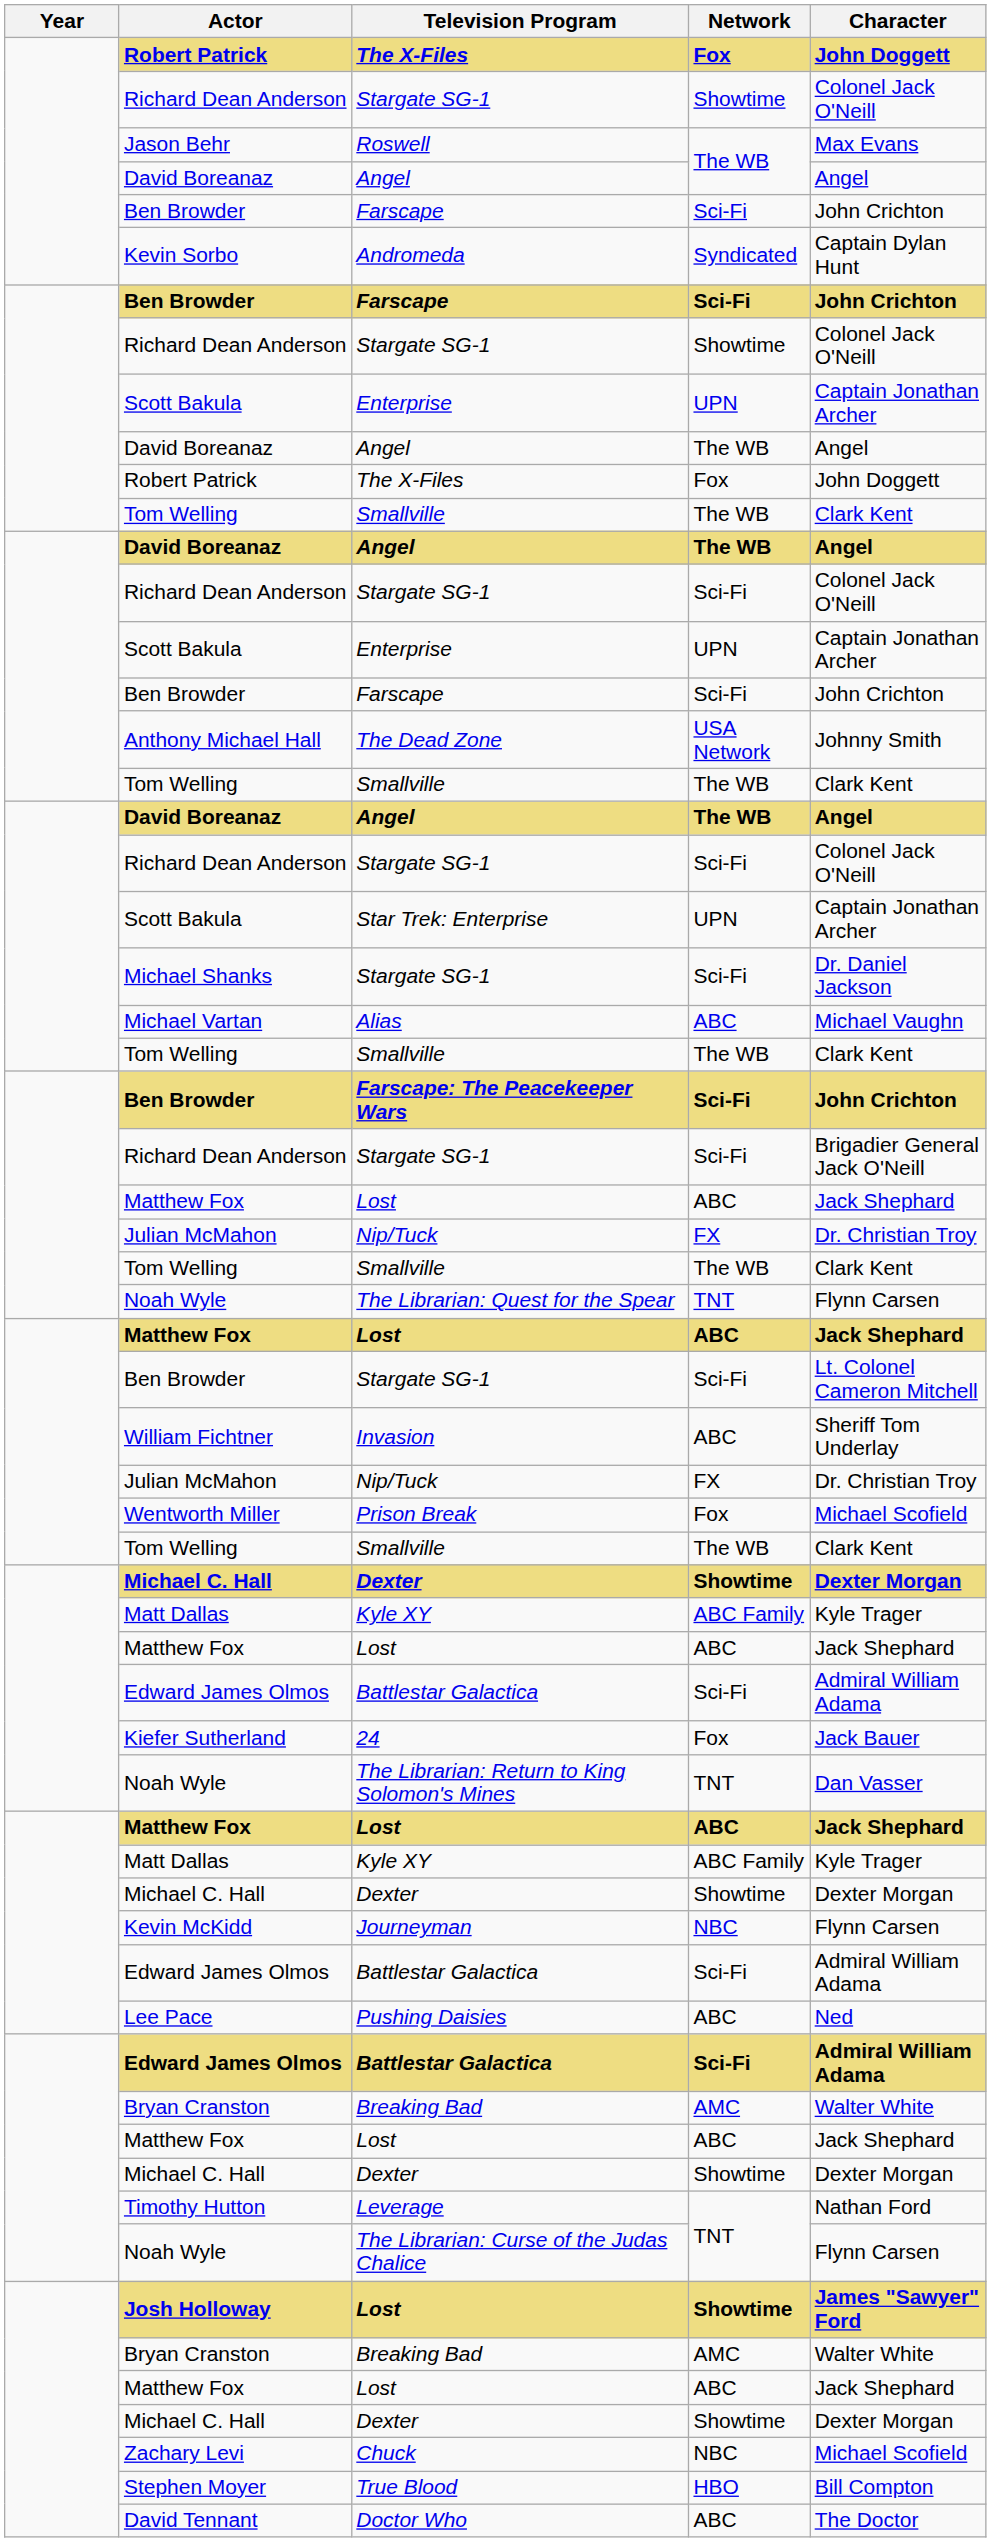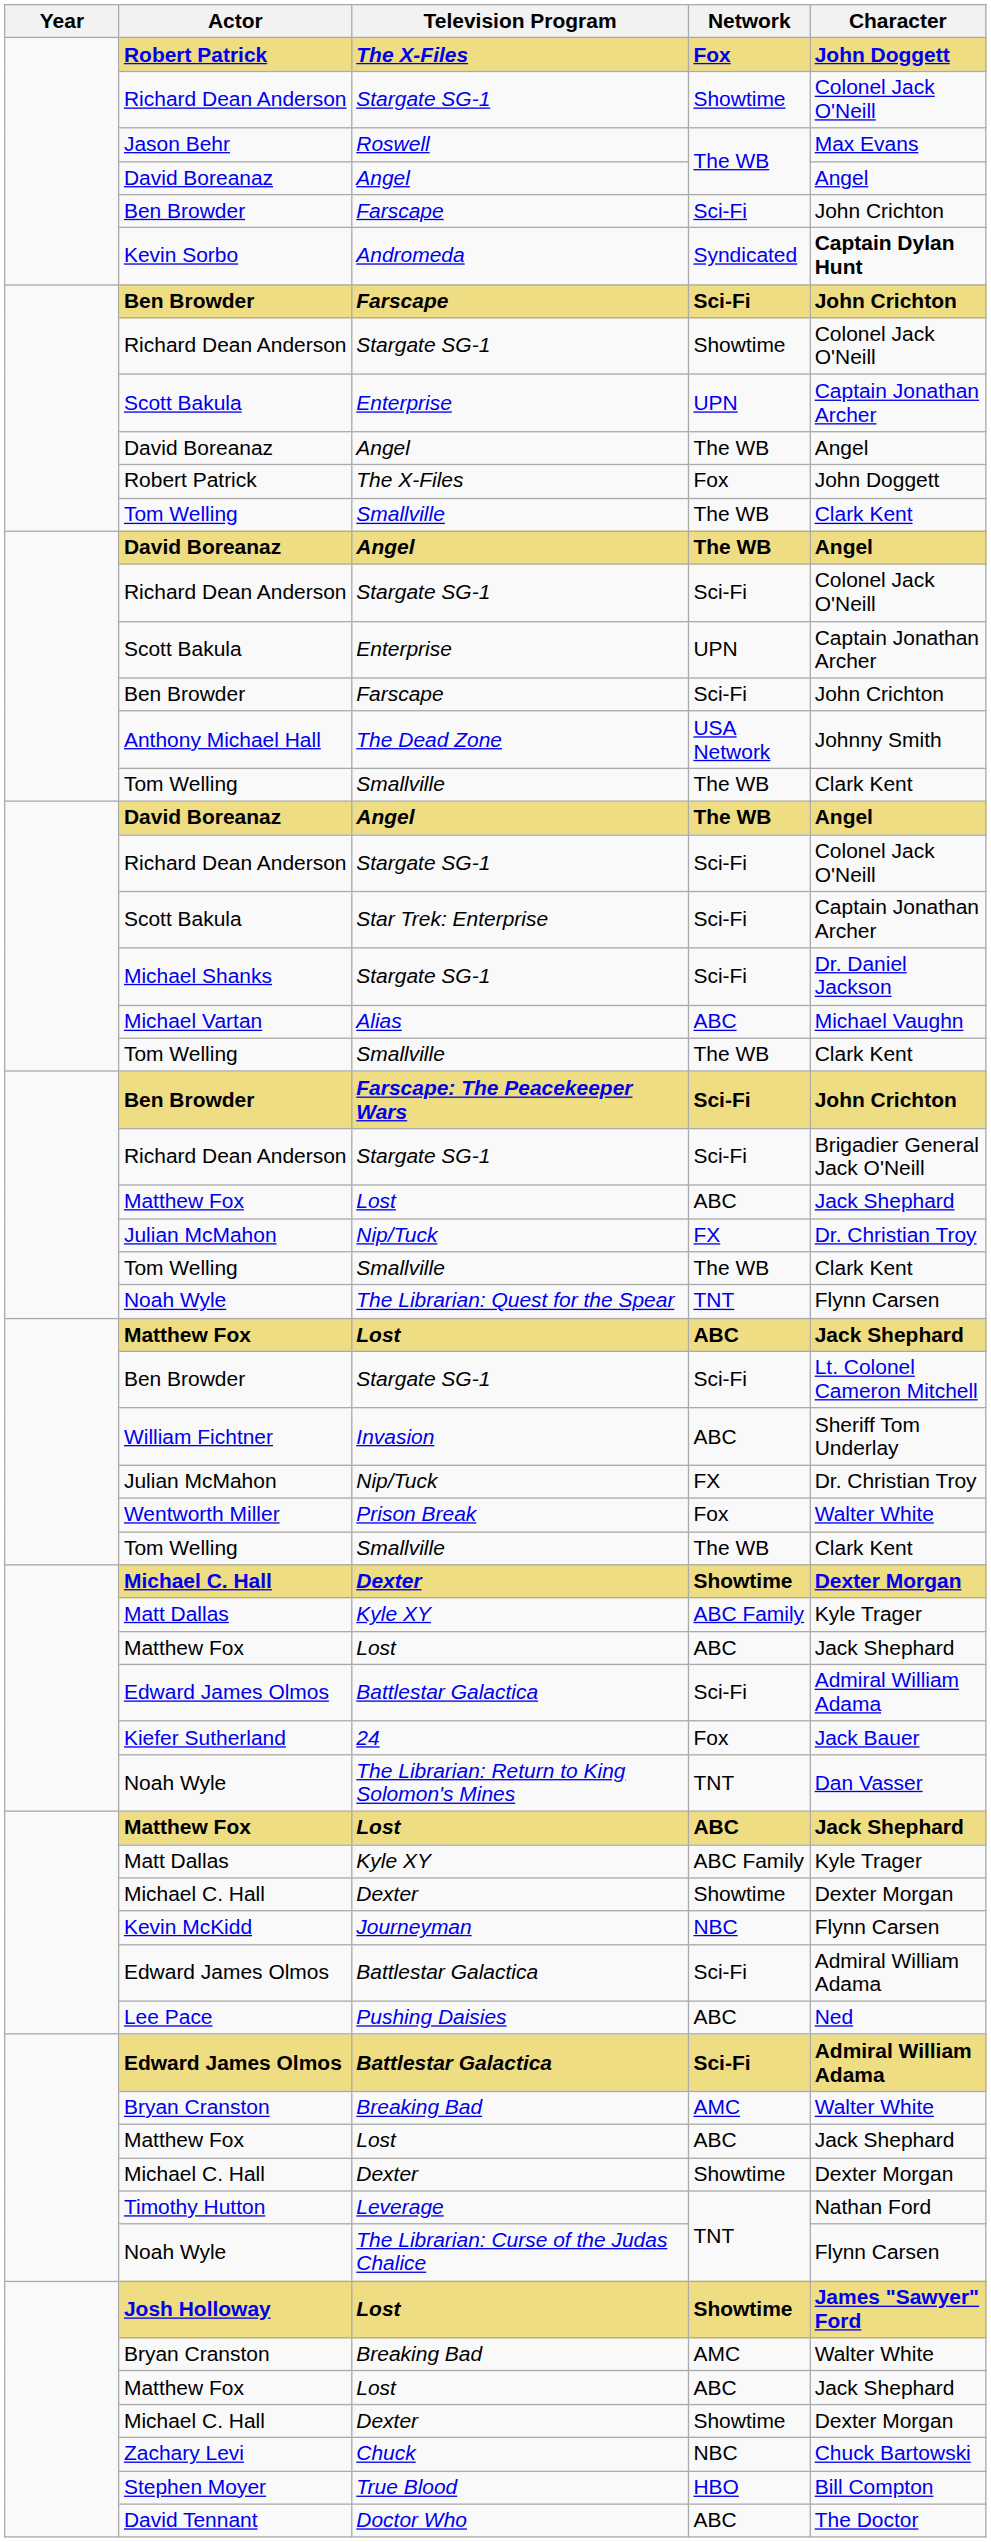(881, 255) normal -> (885, 255) bold
(716, 919) UPN -> (720, 919) Sci-Fi
(891, 1514) Michael Scofield -> (874, 1514) Walter White
(891, 2453) Michael Scofield -> (893, 2453) Chuck Bartowski
